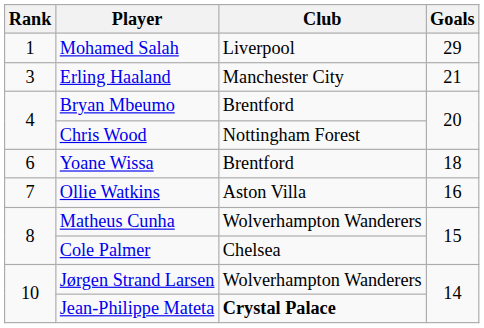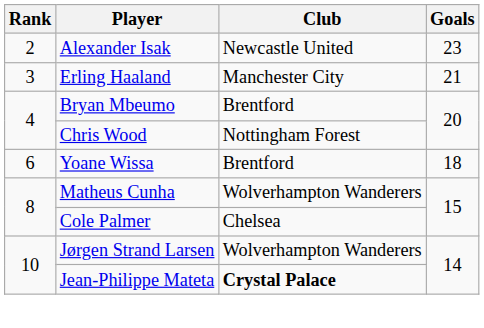- row: (119, 47)
+ row: (115, 47)
- row: (110, 192)
